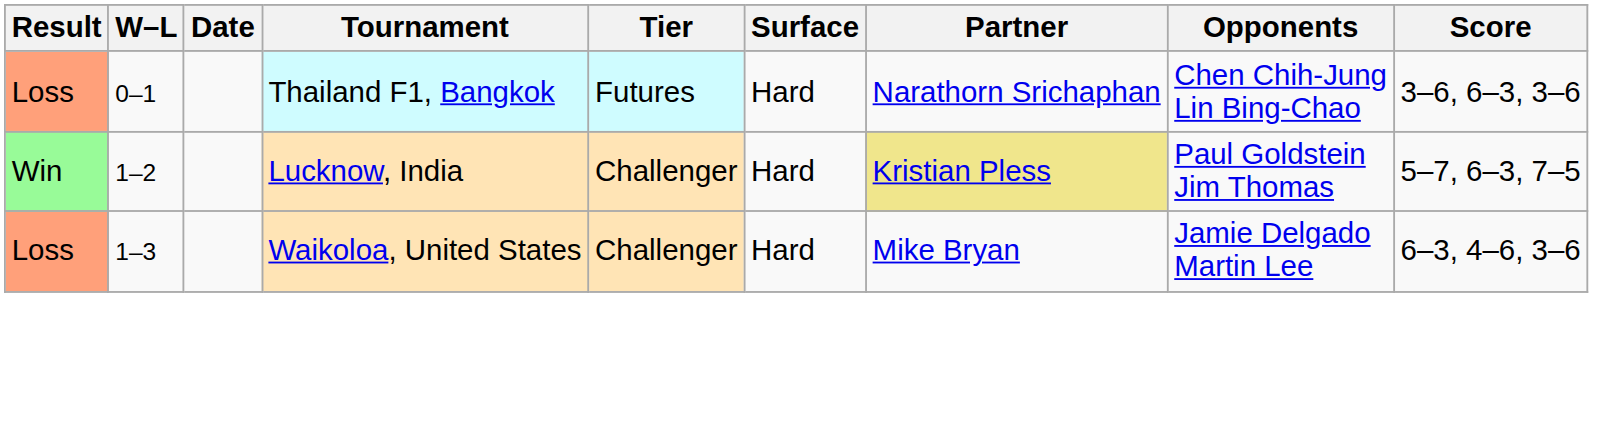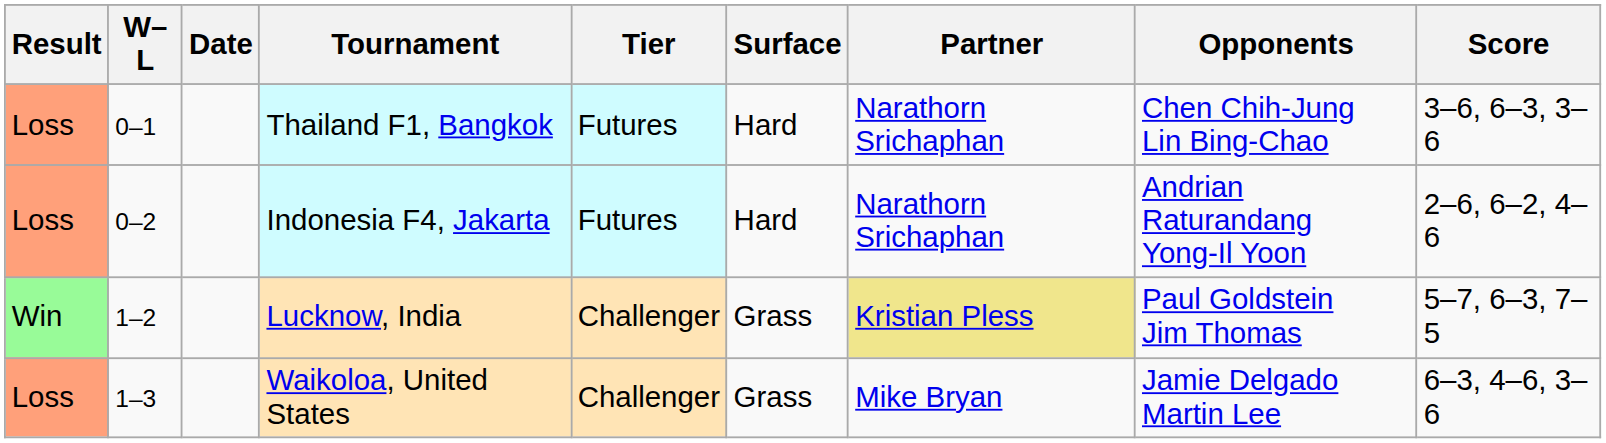+ row: (408, 220)
(783, 170) Hard -> (773, 316) Grass
(783, 250) Hard -> (773, 396) Grass
